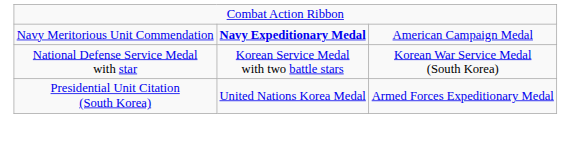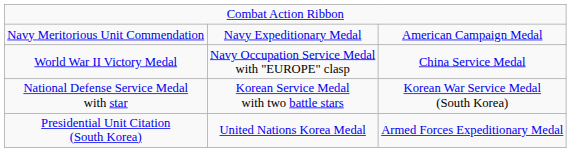(293, 34) bold -> (293, 34) normal
+ row: (106, 61)
